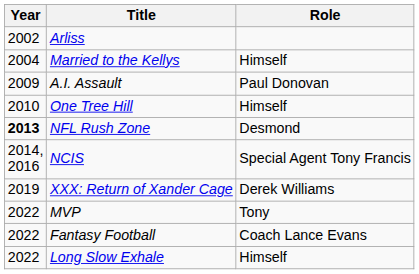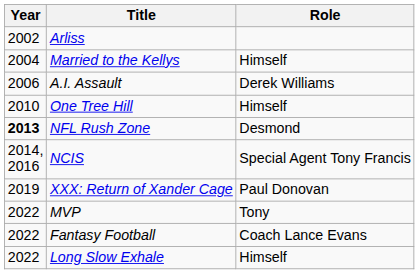(24, 83) 2009 -> (24, 83) 2006
(284, 83) Paul Donovan -> (287, 83) Derek Williams
(287, 189) Derek Williams -> (284, 189) Paul Donovan
